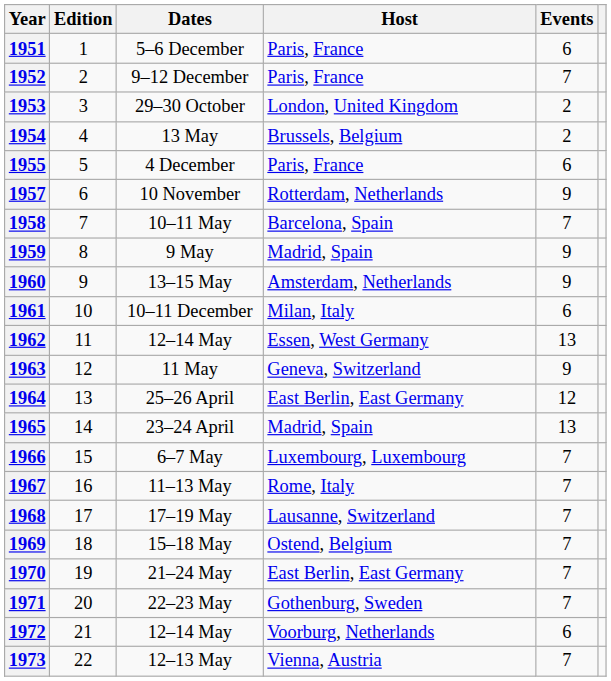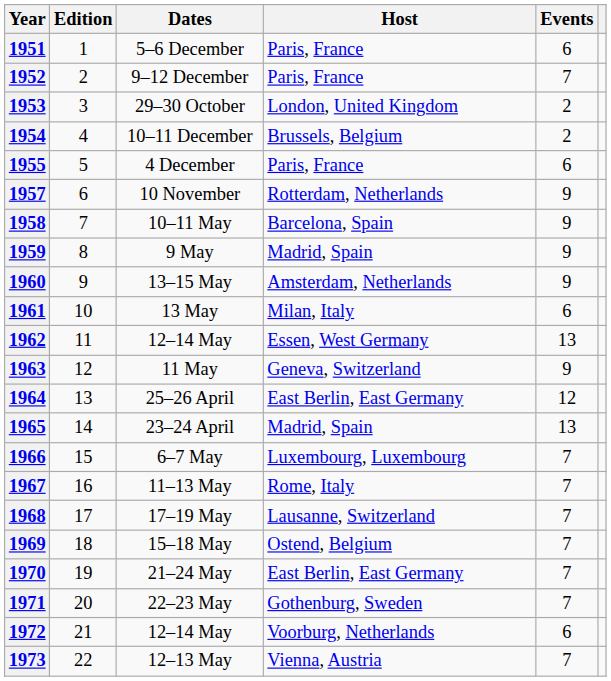(190, 135) 13 May -> (190, 135) 10–11 December
(567, 223) 7 -> (567, 223) 9
(190, 310) 10–11 December -> (190, 310) 13 May
